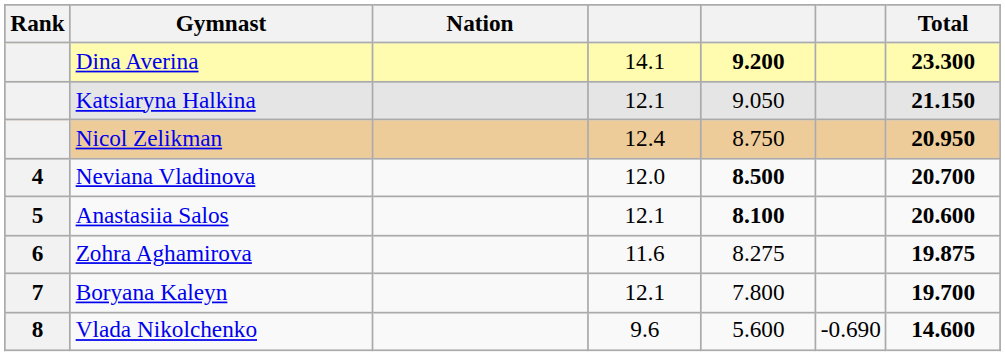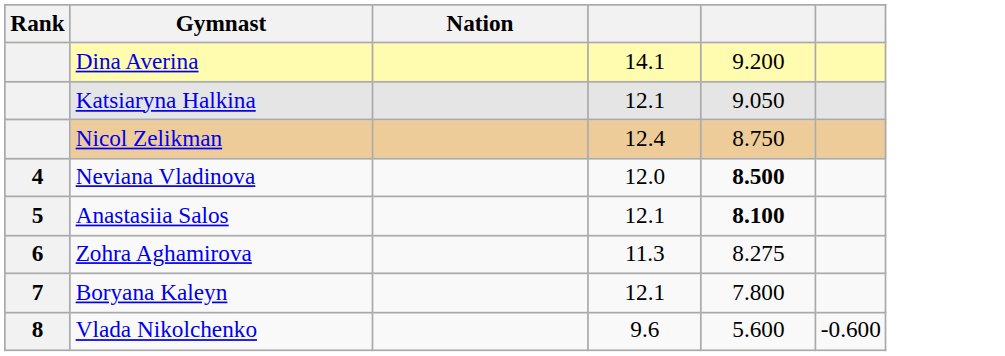- column: (943, 23)
(758, 61) bold -> (758, 61) normal
(645, 253) 11.6 -> (645, 253) 11.3
(851, 330) -0.690 -> (851, 330) -0.600
